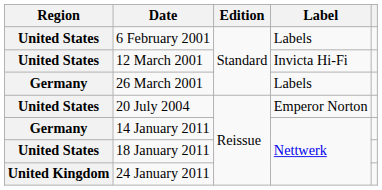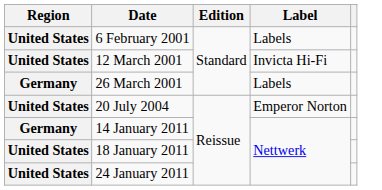(59, 173) United Kingdom -> (48, 173) United States
